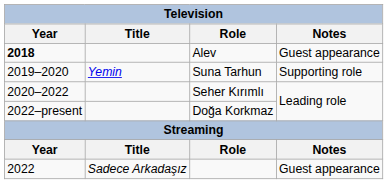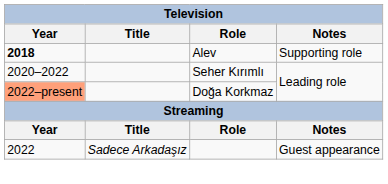(329, 53) Guest appearance -> (321, 53) Supporting role
- row: (227, 72)
(45, 111) no background -> (45, 92) lightsalmon background
